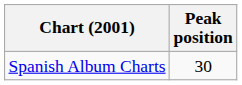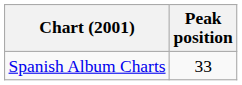(203, 65) 30 -> (203, 65) 33
